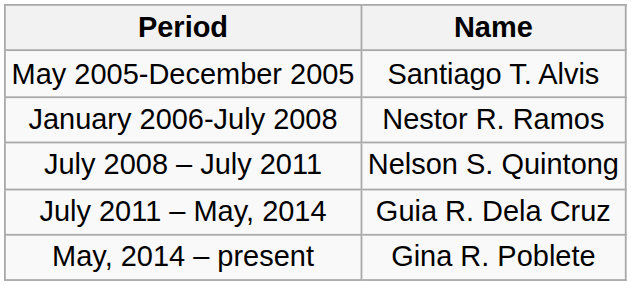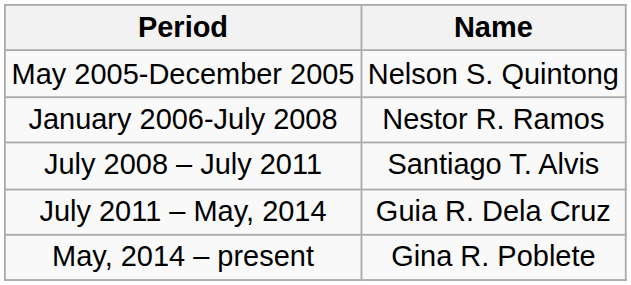(493, 73) Santiago T. Alvis -> (493, 73) Nelson S. Quintong
(493, 165) Nelson S. Quintong -> (493, 165) Santiago T. Alvis
